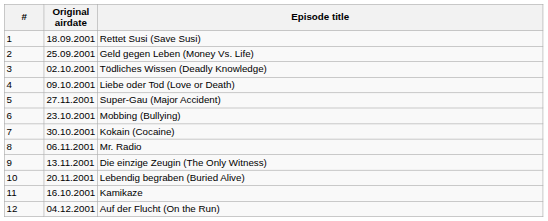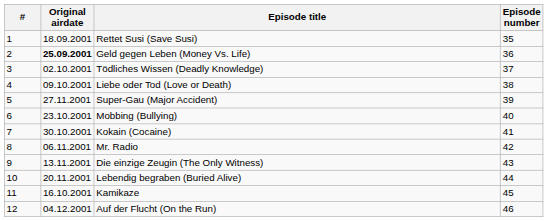+ column: (522, 17)
(71, 54) normal -> (67, 54) bold
